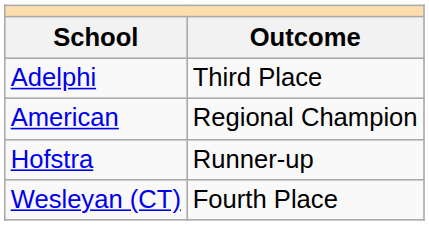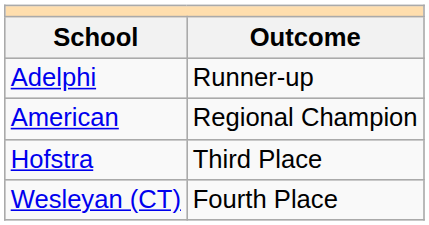(257, 77) Third Place -> (253, 77) Runner-up
(253, 159) Runner-up -> (257, 159) Third Place
